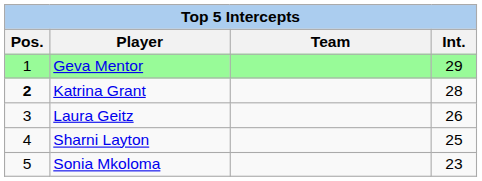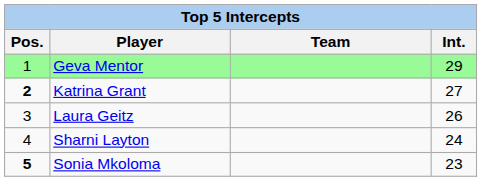(454, 91) 28 -> (454, 91) 27
(454, 140) 25 -> (454, 140) 24
(27, 165) normal -> (27, 165) bold
